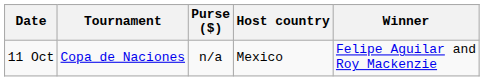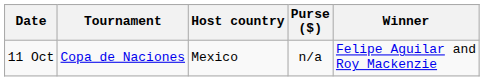columns swapped: (283, 23) <-> (211, 23)
